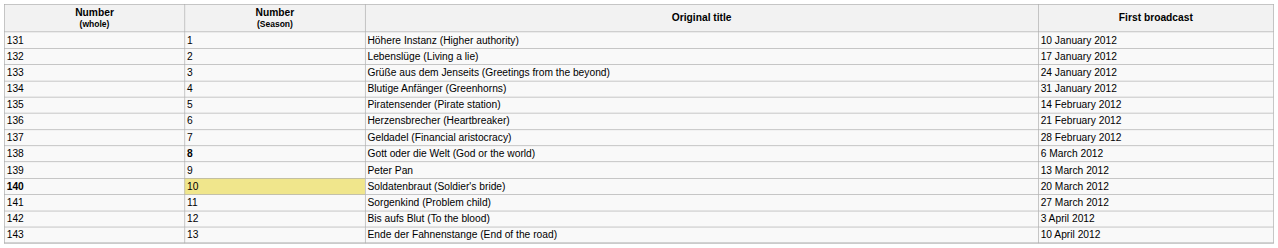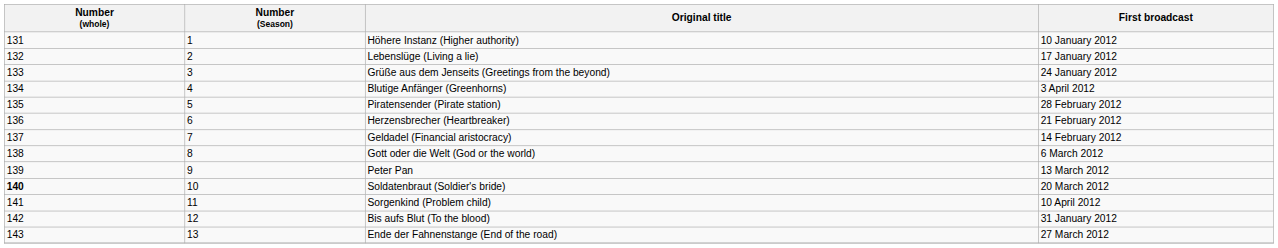(1079, 89) 31 January 2012 -> (1068, 89) 3 April 2012
(1081, 105) 14 February 2012 -> (1081, 105) 28 February 2012
(1081, 137) 28 February 2012 -> (1081, 137) 14 February 2012
(190, 154) bold -> (190, 154) normal
(193, 186) khaki background -> (193, 186) no background
(1075, 202) 27 March 2012 -> (1071, 202) 10 April 2012
(1068, 219) 3 April 2012 -> (1079, 219) 31 January 2012
(1071, 235) 10 April 2012 -> (1075, 235) 27 March 2012
